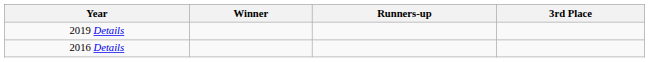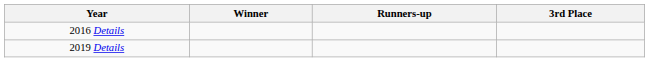rows swapped: (97, 48) <-> (97, 31)
